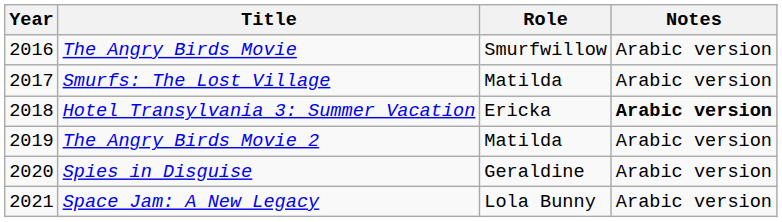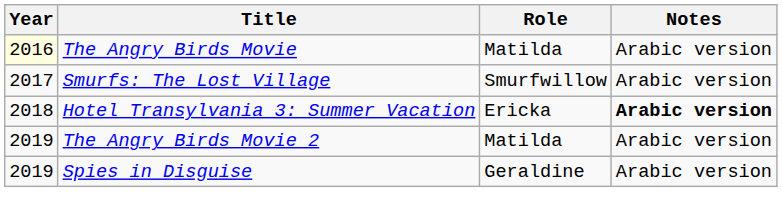(31, 50) no background -> (31, 50) lightyellow background
(546, 50) Smurfwillow -> (523, 50) Matilda
(523, 80) Matilda -> (546, 80) Smurfwillow
(31, 171) 2020 -> (31, 171) 2019
- row: (191, 202)
